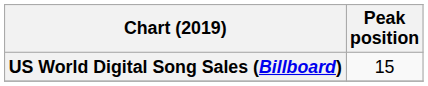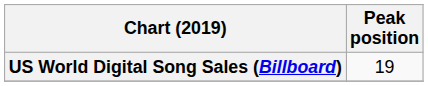(385, 66) 15 -> (385, 66) 19
